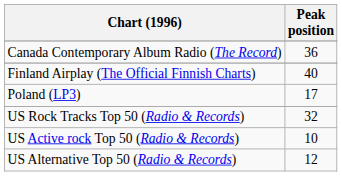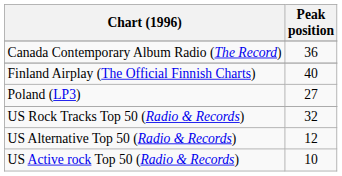(311, 95) 17 -> (311, 95) 27
rows swapped: (122, 159) <-> (123, 138)
